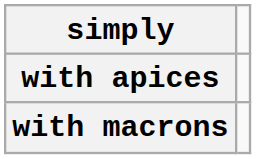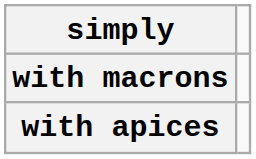rows swapped: (120, 128) <-> (120, 79)
